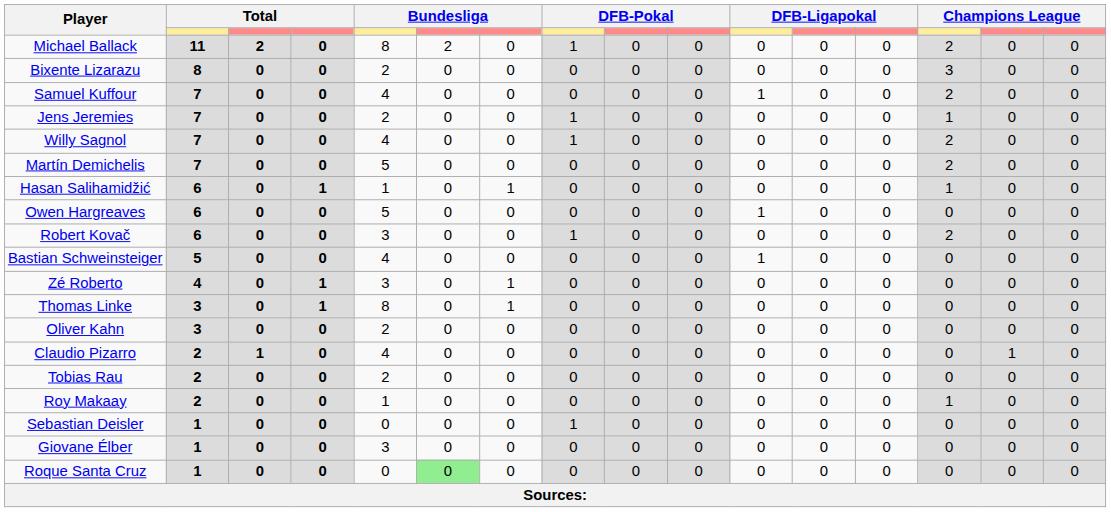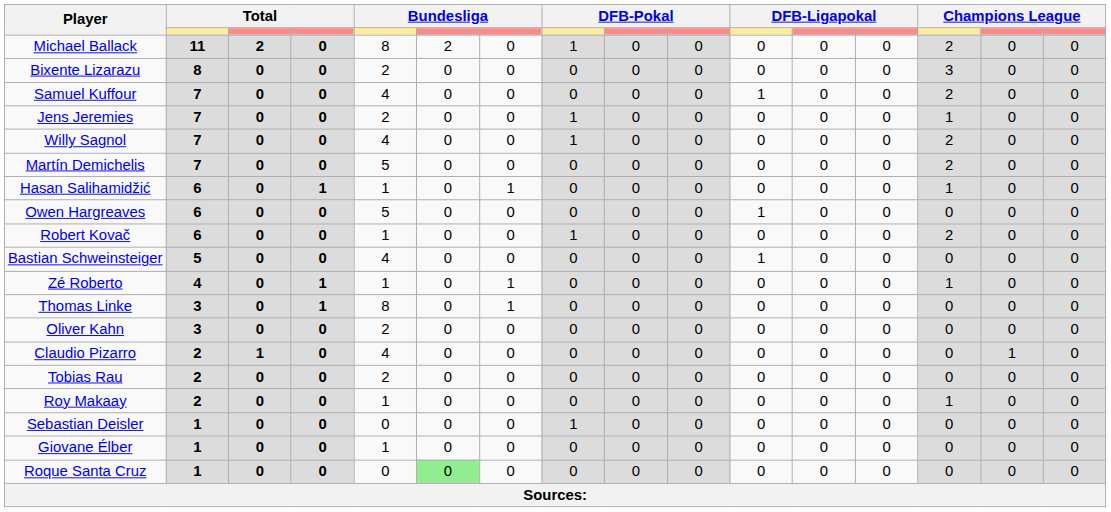(385, 235) 3 -> (385, 235) 1
(385, 282) 3 -> (385, 282) 1
(949, 282) 0 -> (949, 282) 1
(385, 447) 3 -> (385, 447) 1
